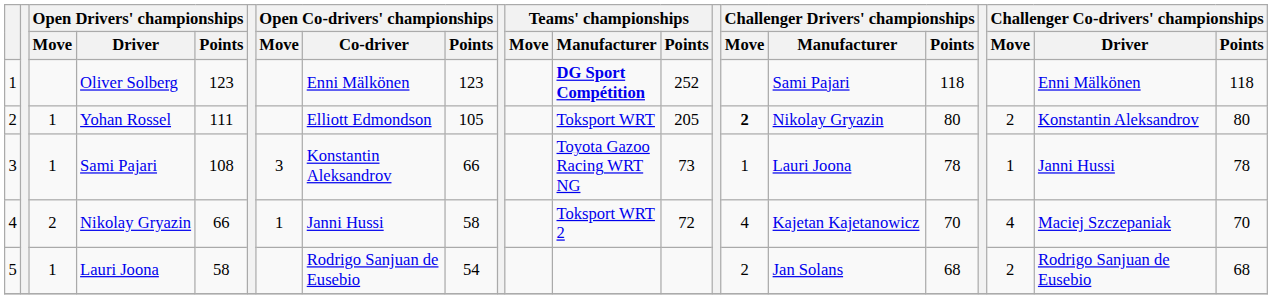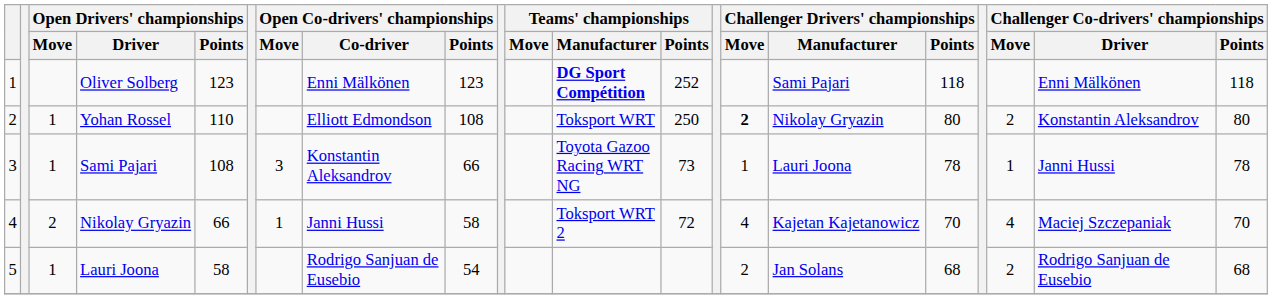(221, 119) 111 -> (221, 119) 110
(471, 119) 105 -> (471, 119) 108
(687, 119) 205 -> (687, 119) 250
